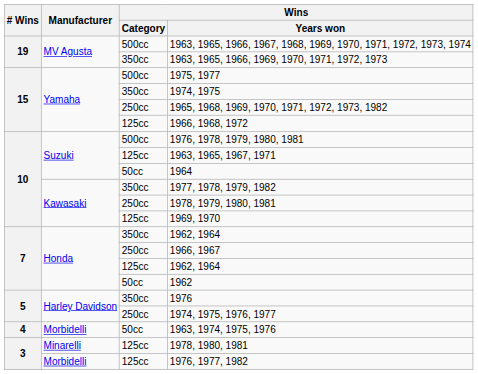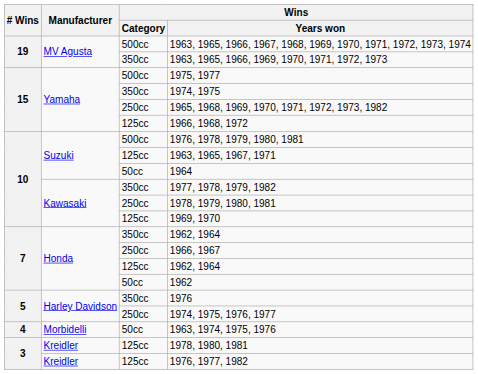(62, 346) Minarelli -> (61, 346) Kreidler
(65, 362) Morbidelli -> (61, 362) Kreidler
